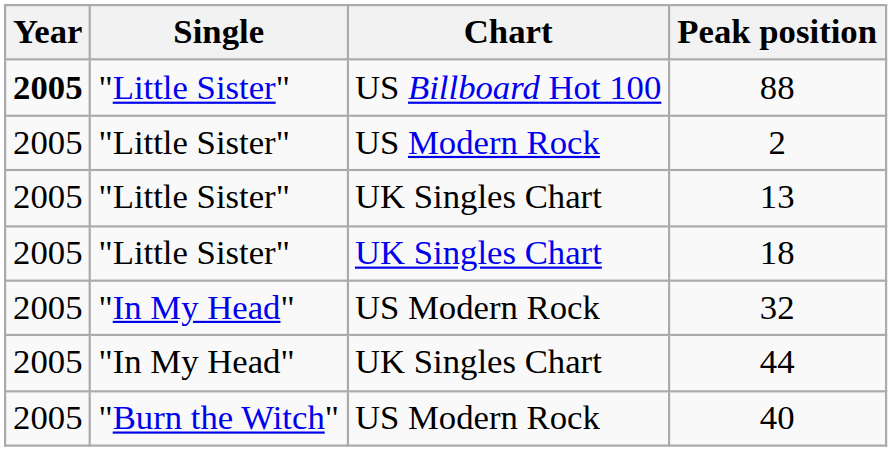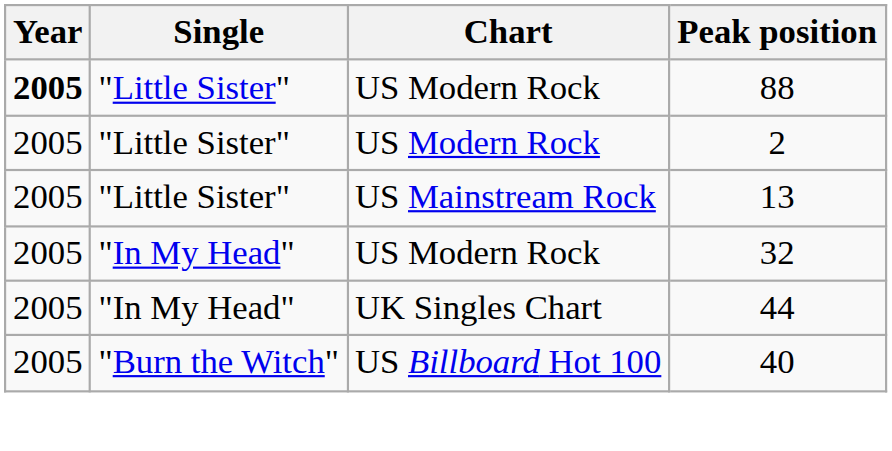(508, 87) US Billboard Hot 100 -> (477, 87) US Modern Rock
(478, 197) UK Singles Chart -> (505, 197) US Mainstream Rock
- row: (777, 252)
(477, 417) US Modern Rock -> (508, 362) US Billboard Hot 100
